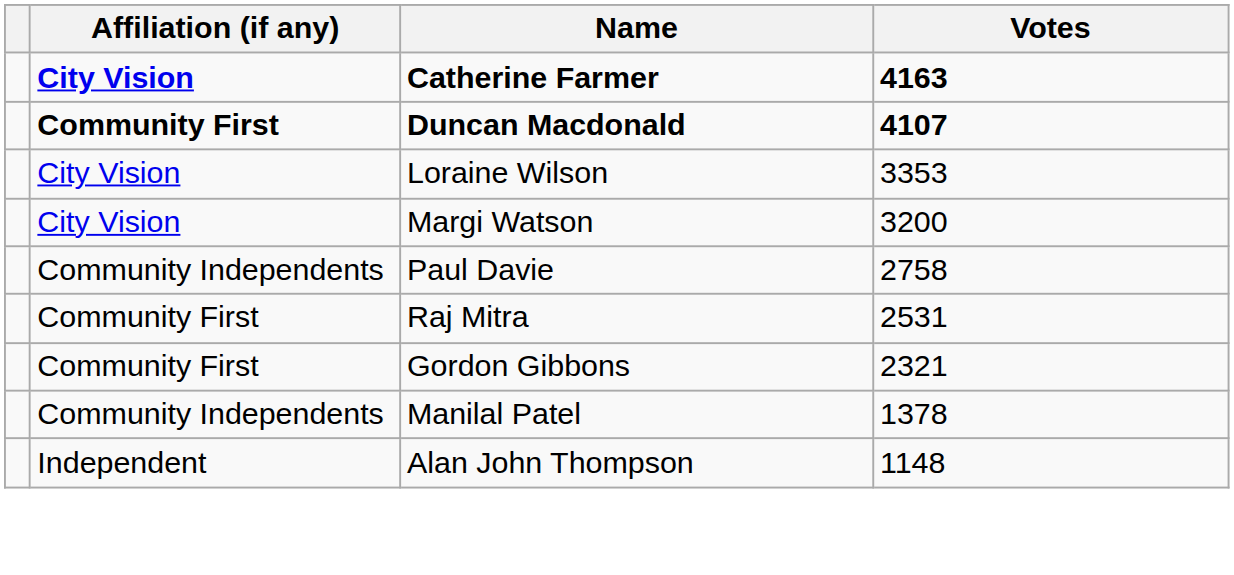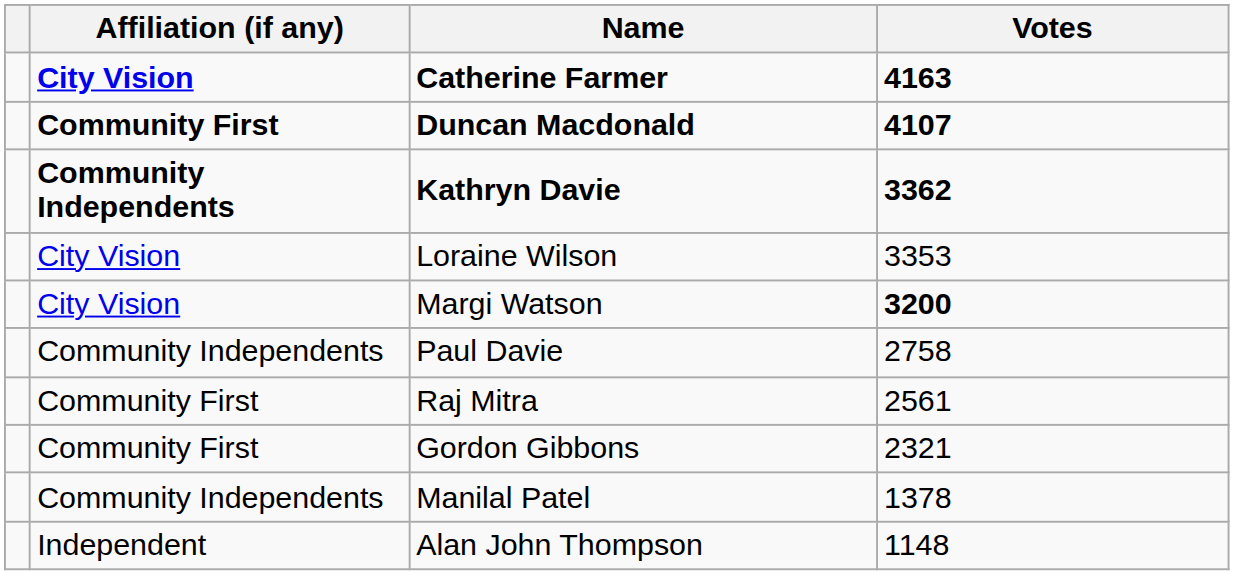+ row: (518, 190)
(914, 221) normal -> (918, 303) bold
(914, 317) 2531 -> (918, 400) 2561
